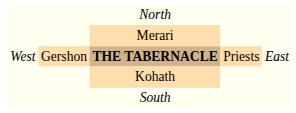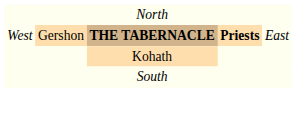- row: (155, 35)
(241, 56) normal -> (240, 35) bold
